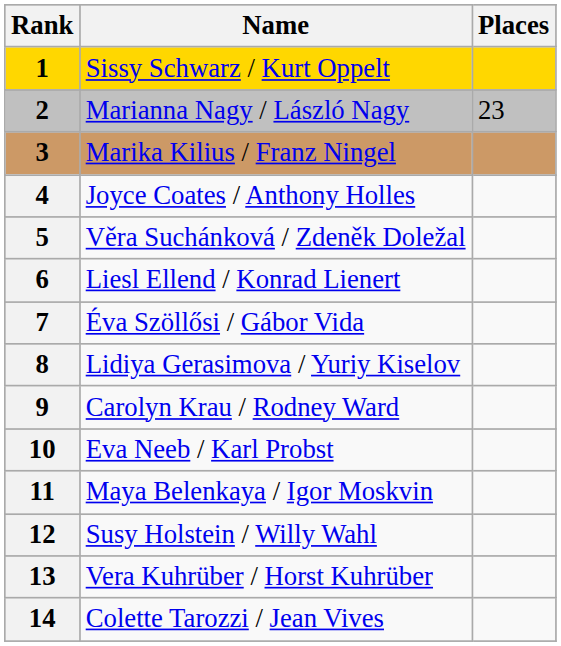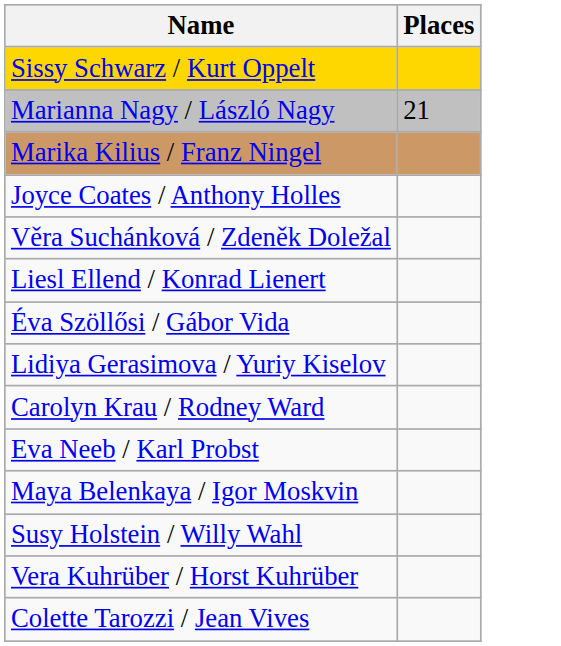- column: (42, 25)
(491, 110) 23 -> (417, 110) 21
